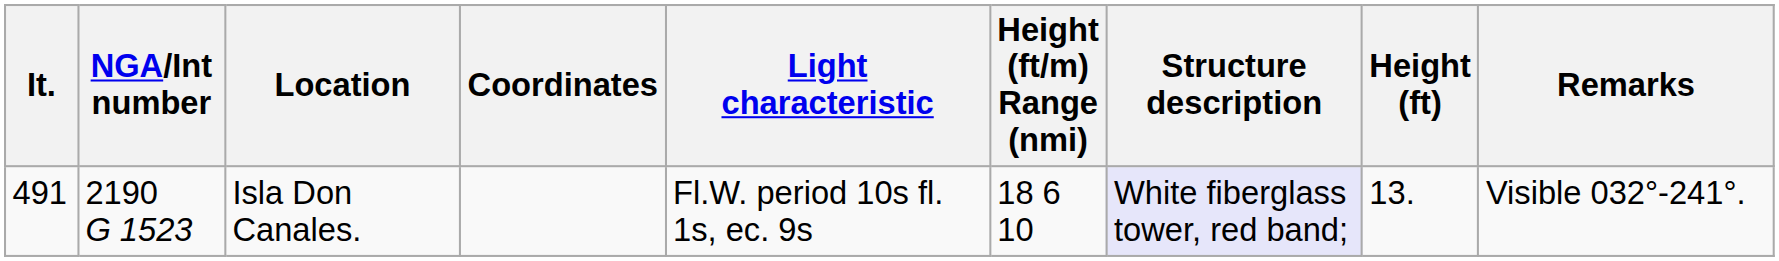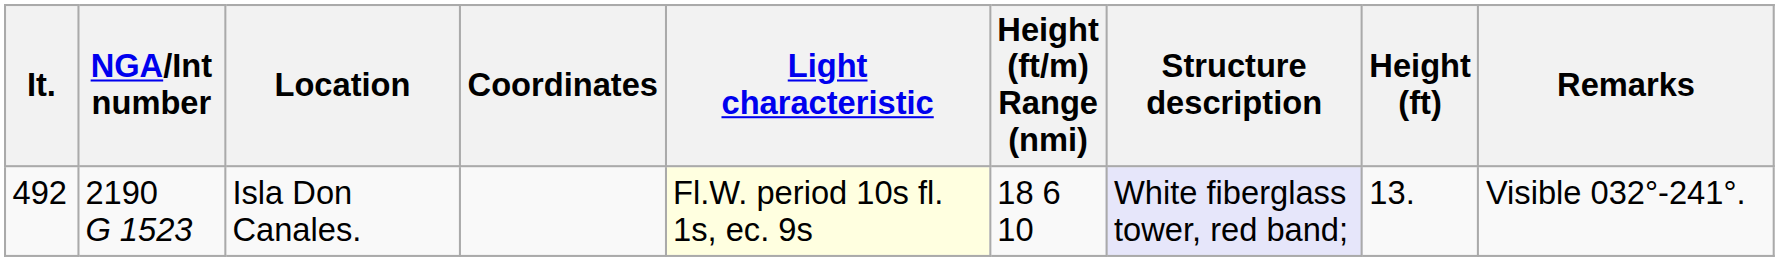(40, 192) 491 -> (40, 192) 492
(808, 210) no background -> (808, 210) lightyellow background
